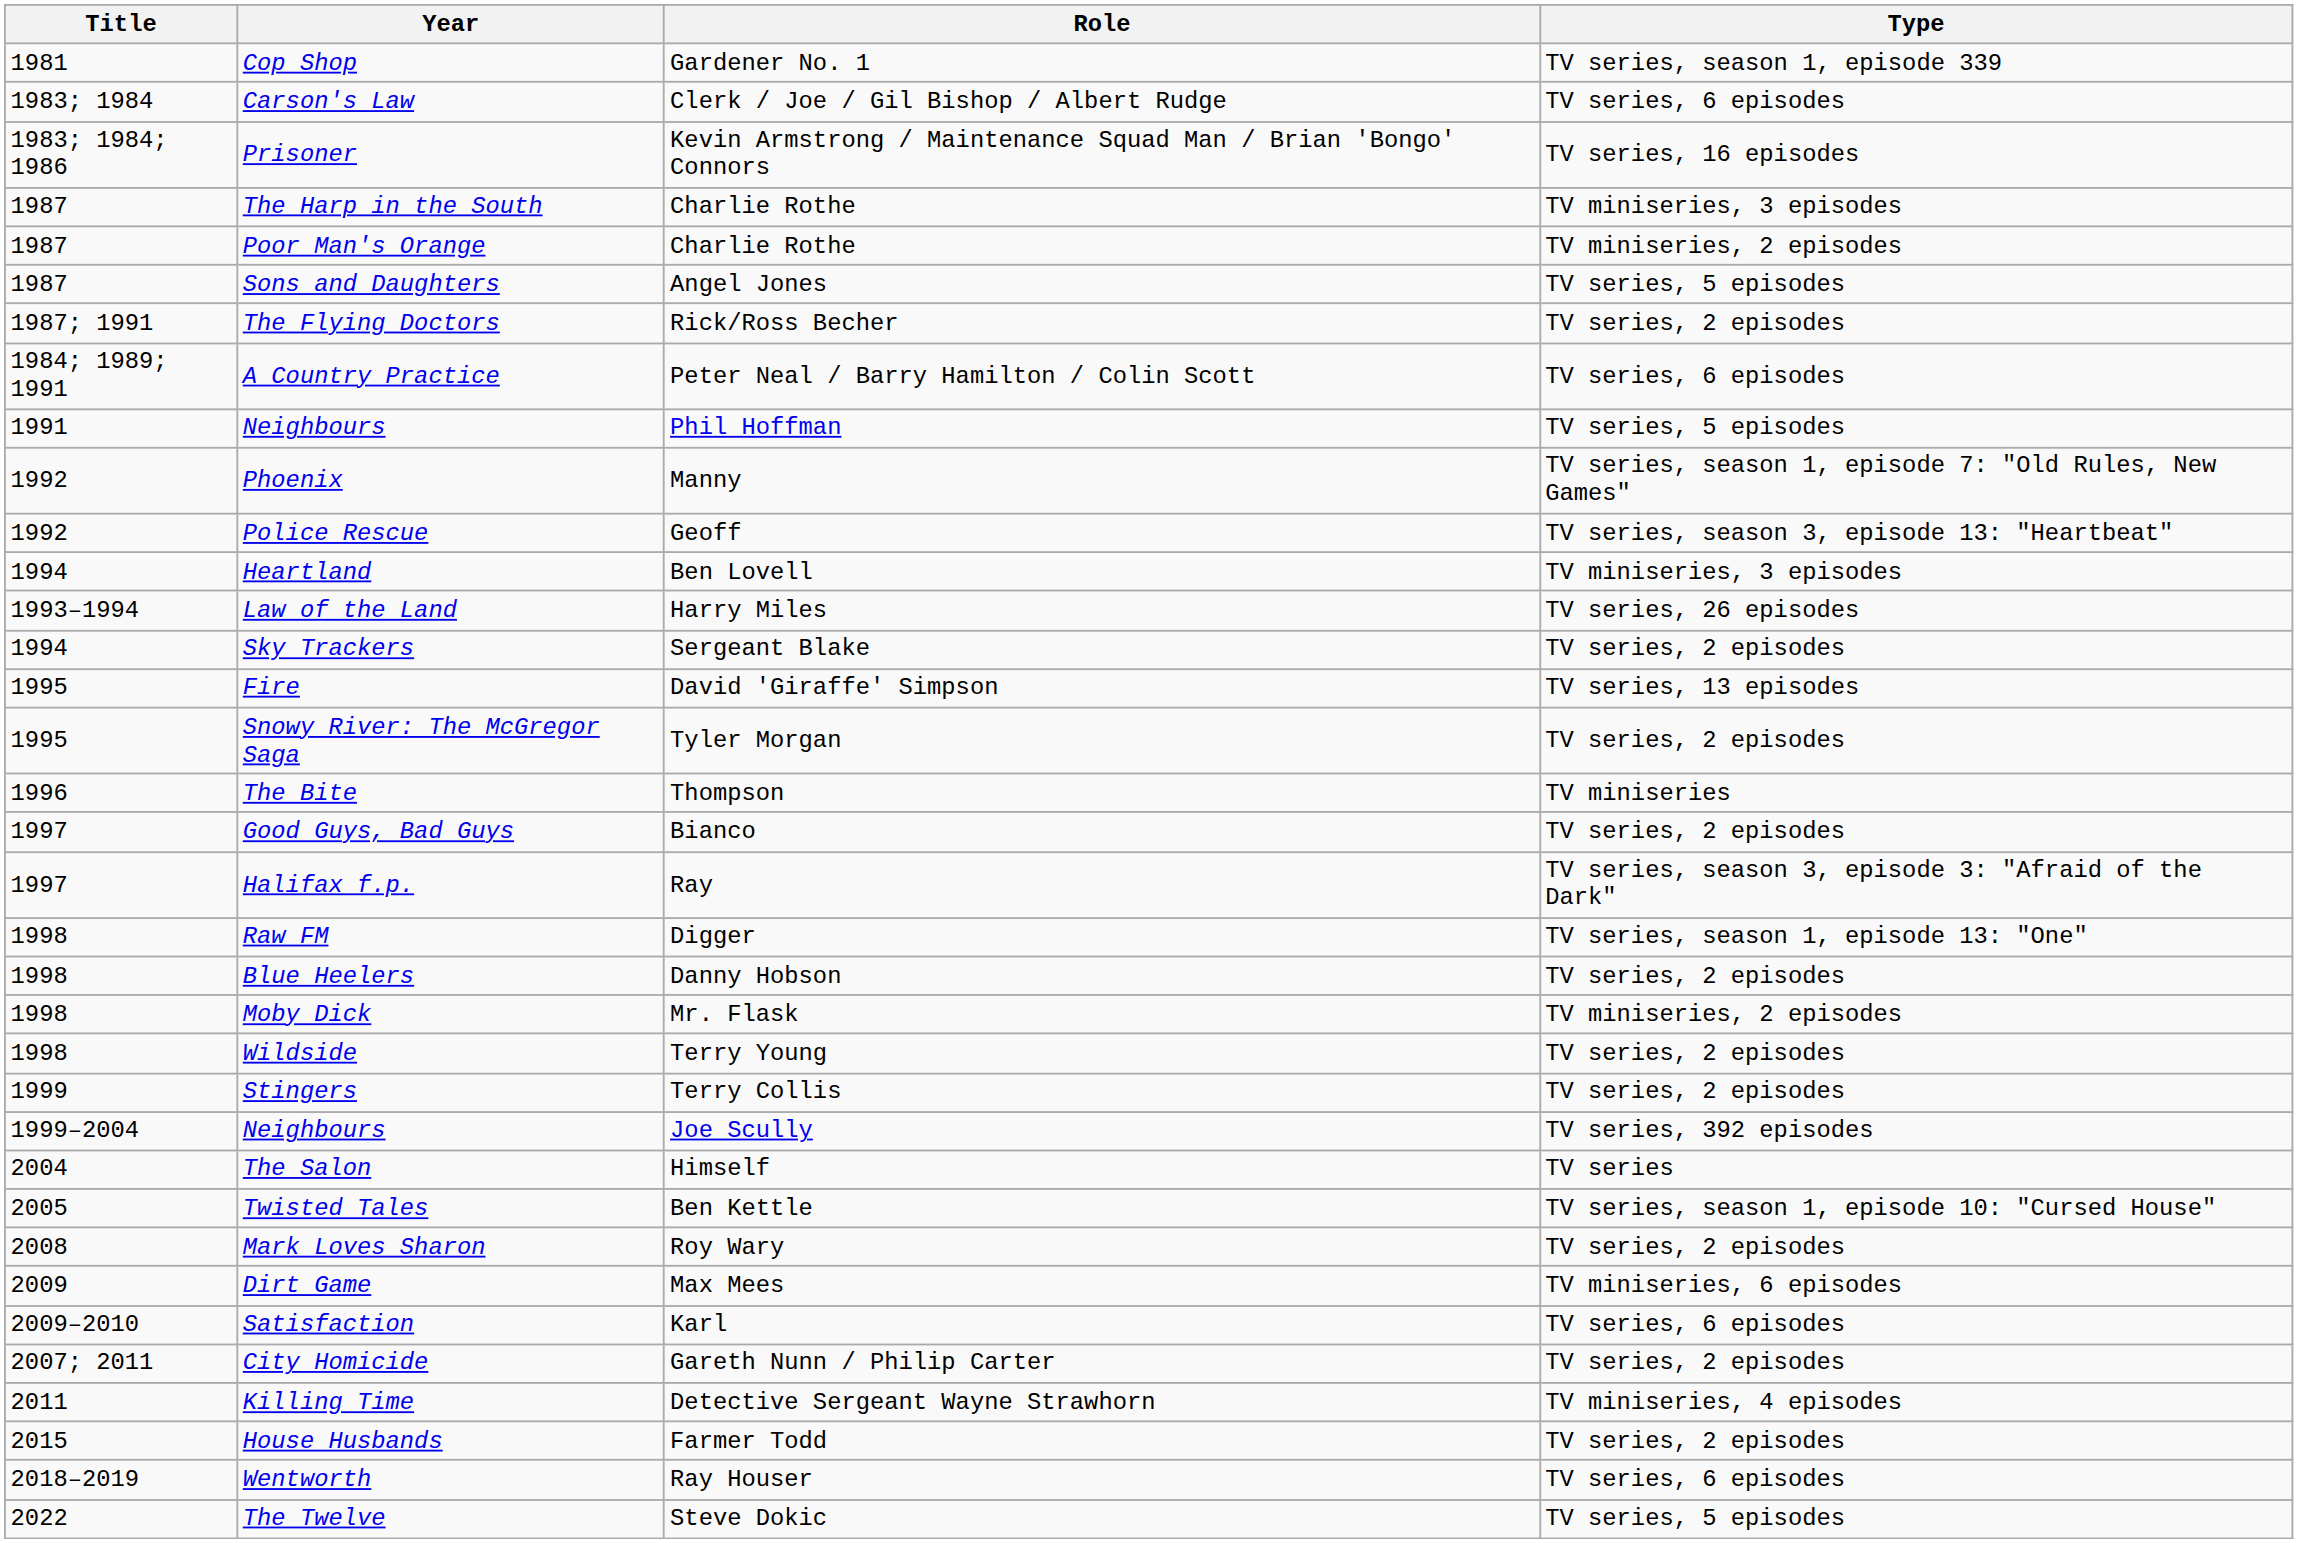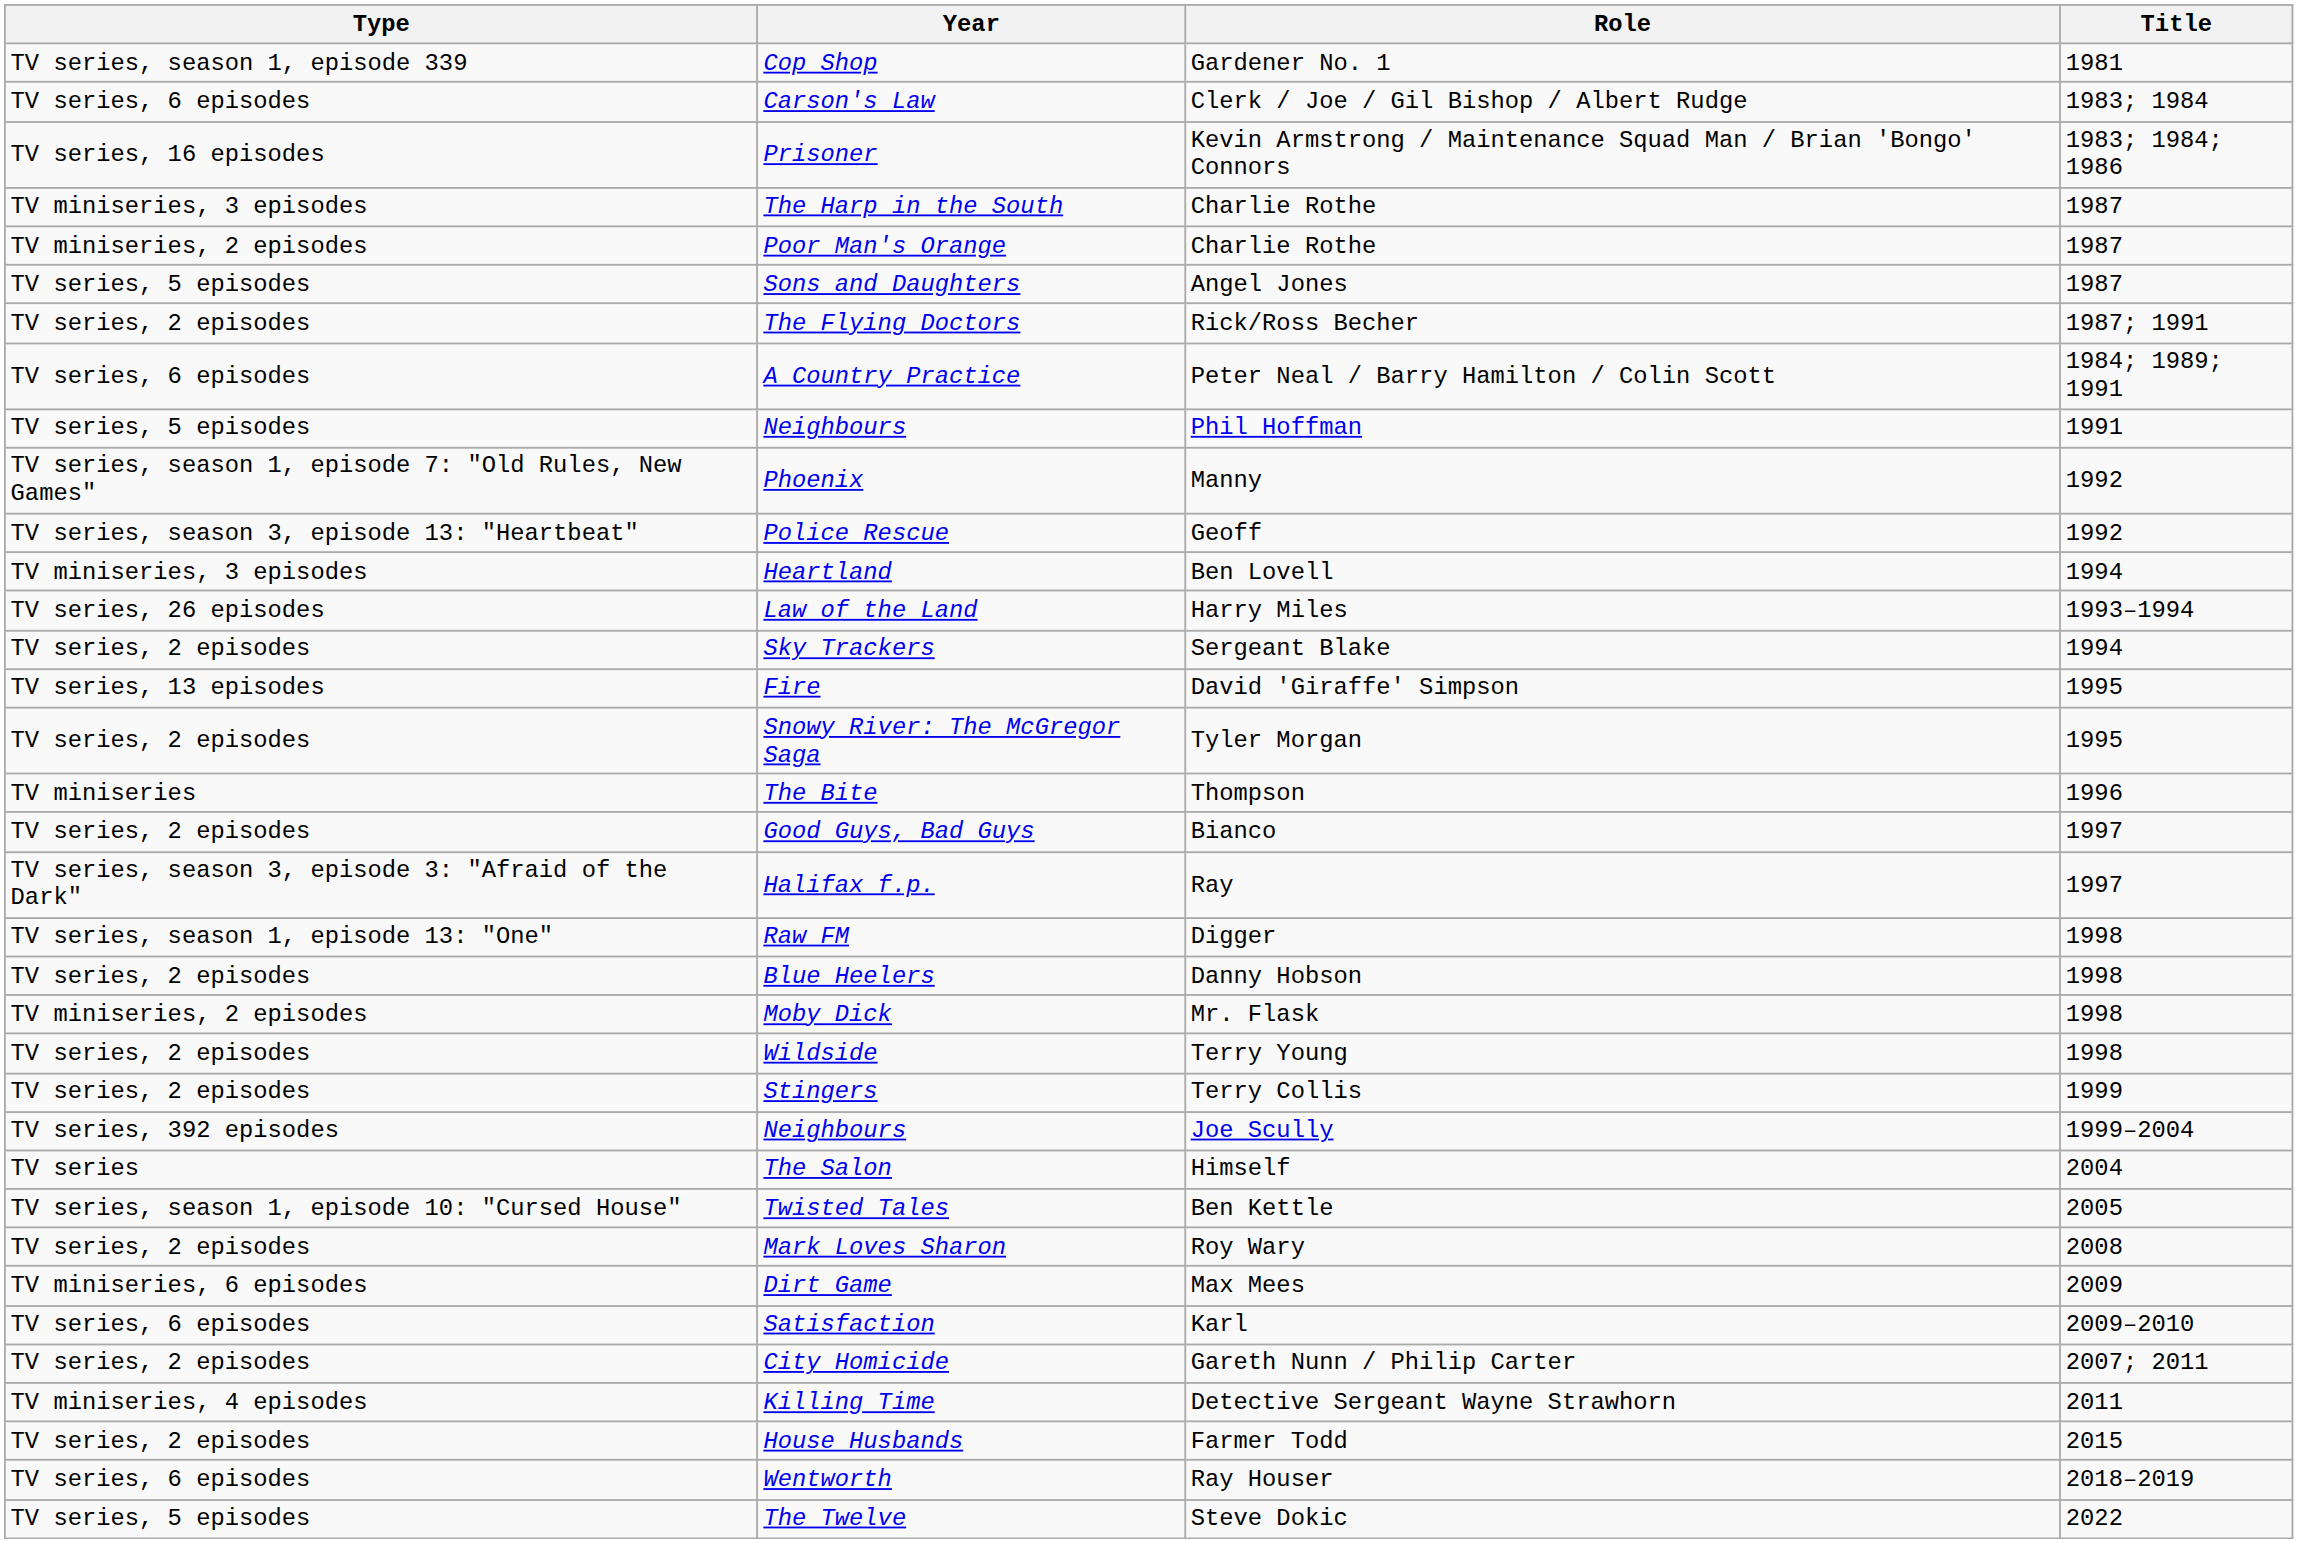columns swapped: (121, 24) <-> (1916, 24)
